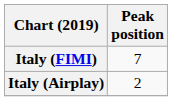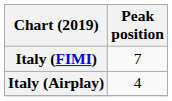(138, 83) 2 -> (138, 83) 4
